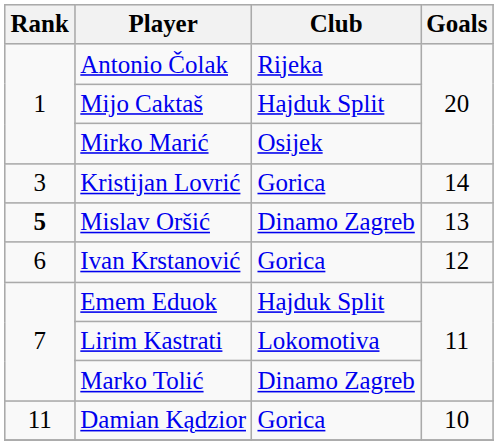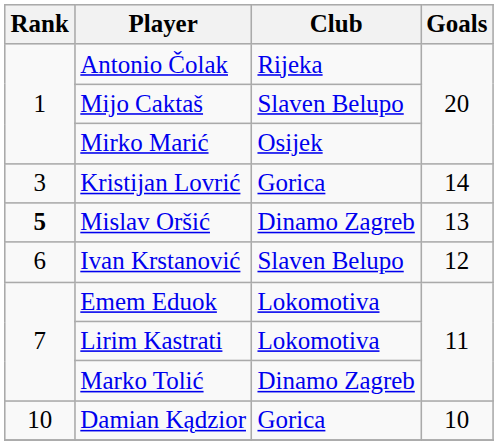(321, 103) Hajduk Split -> (331, 103) Slaven Belupo
(291, 261) Gorica -> (331, 261) Slaven Belupo
(321, 301) Hajduk Split -> (318, 301) Lokomotiva
(40, 420) 11 -> (40, 420) 10
